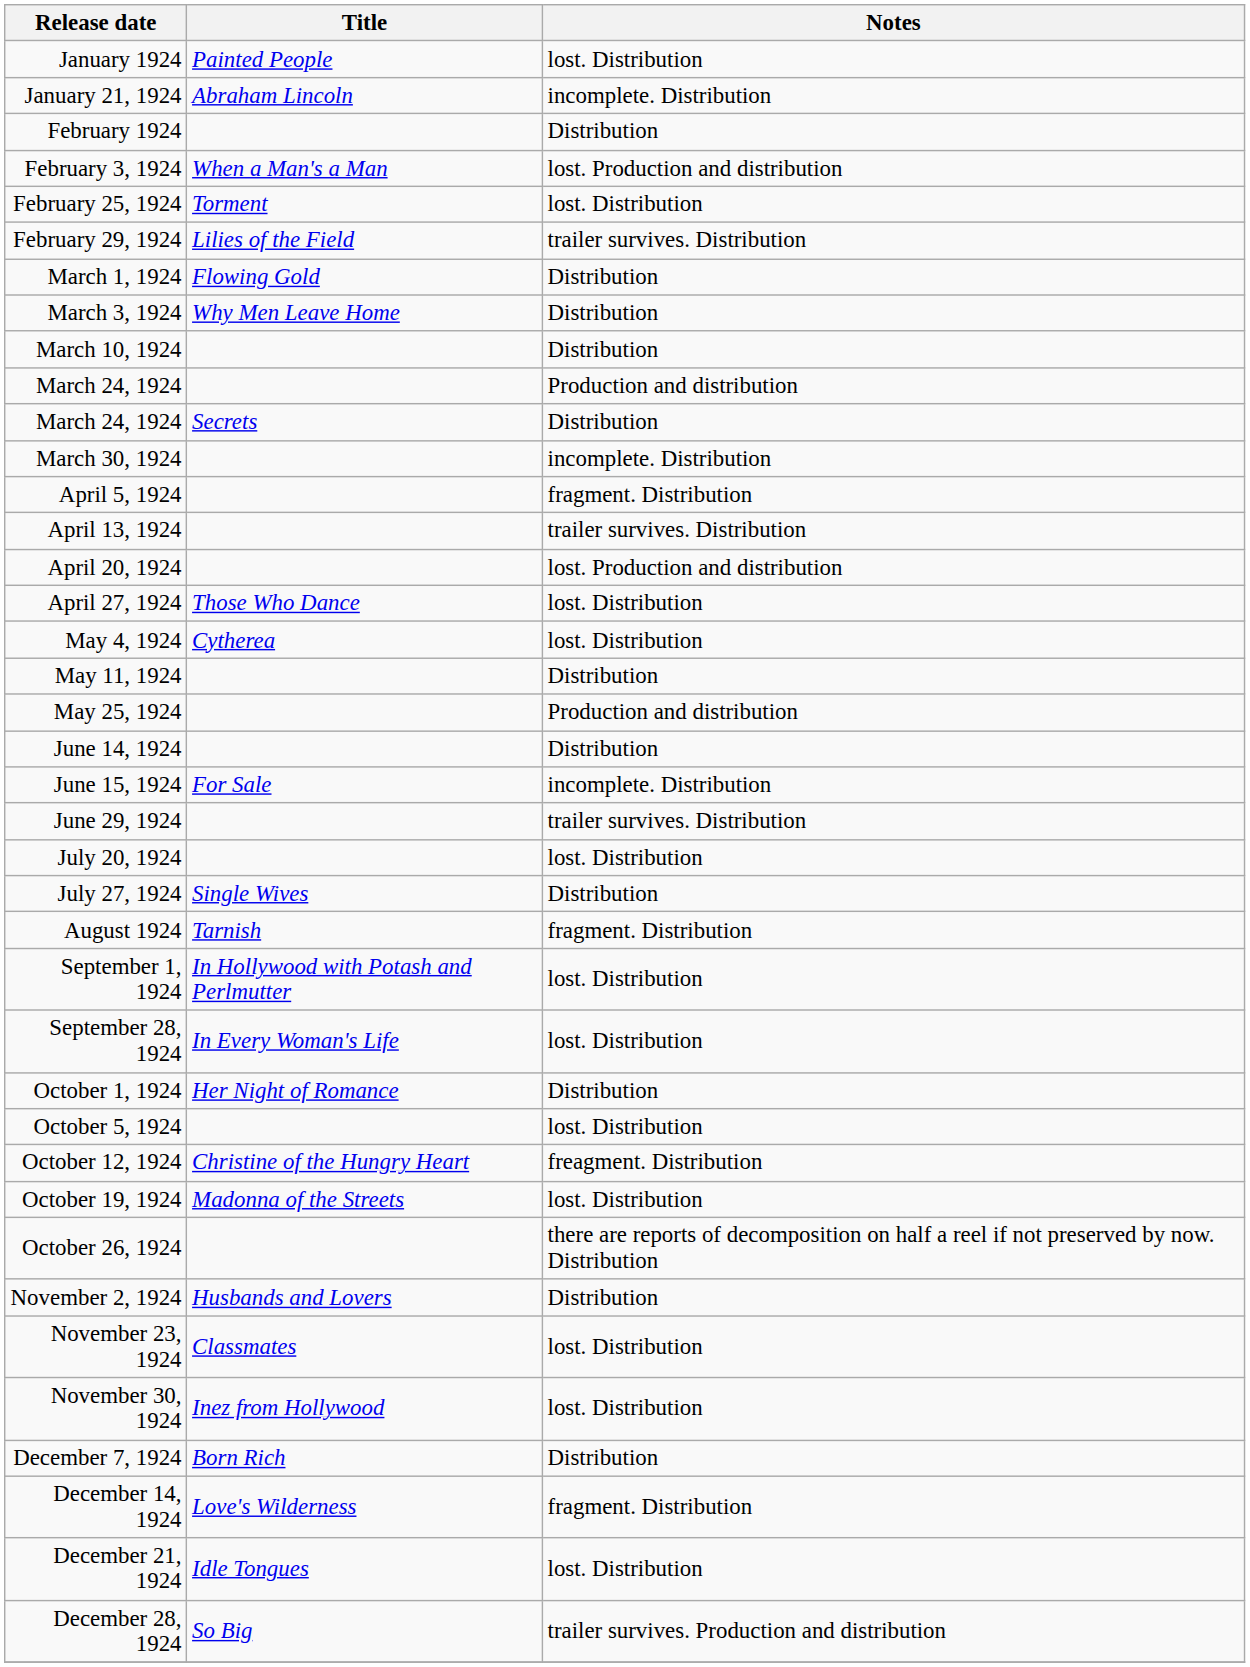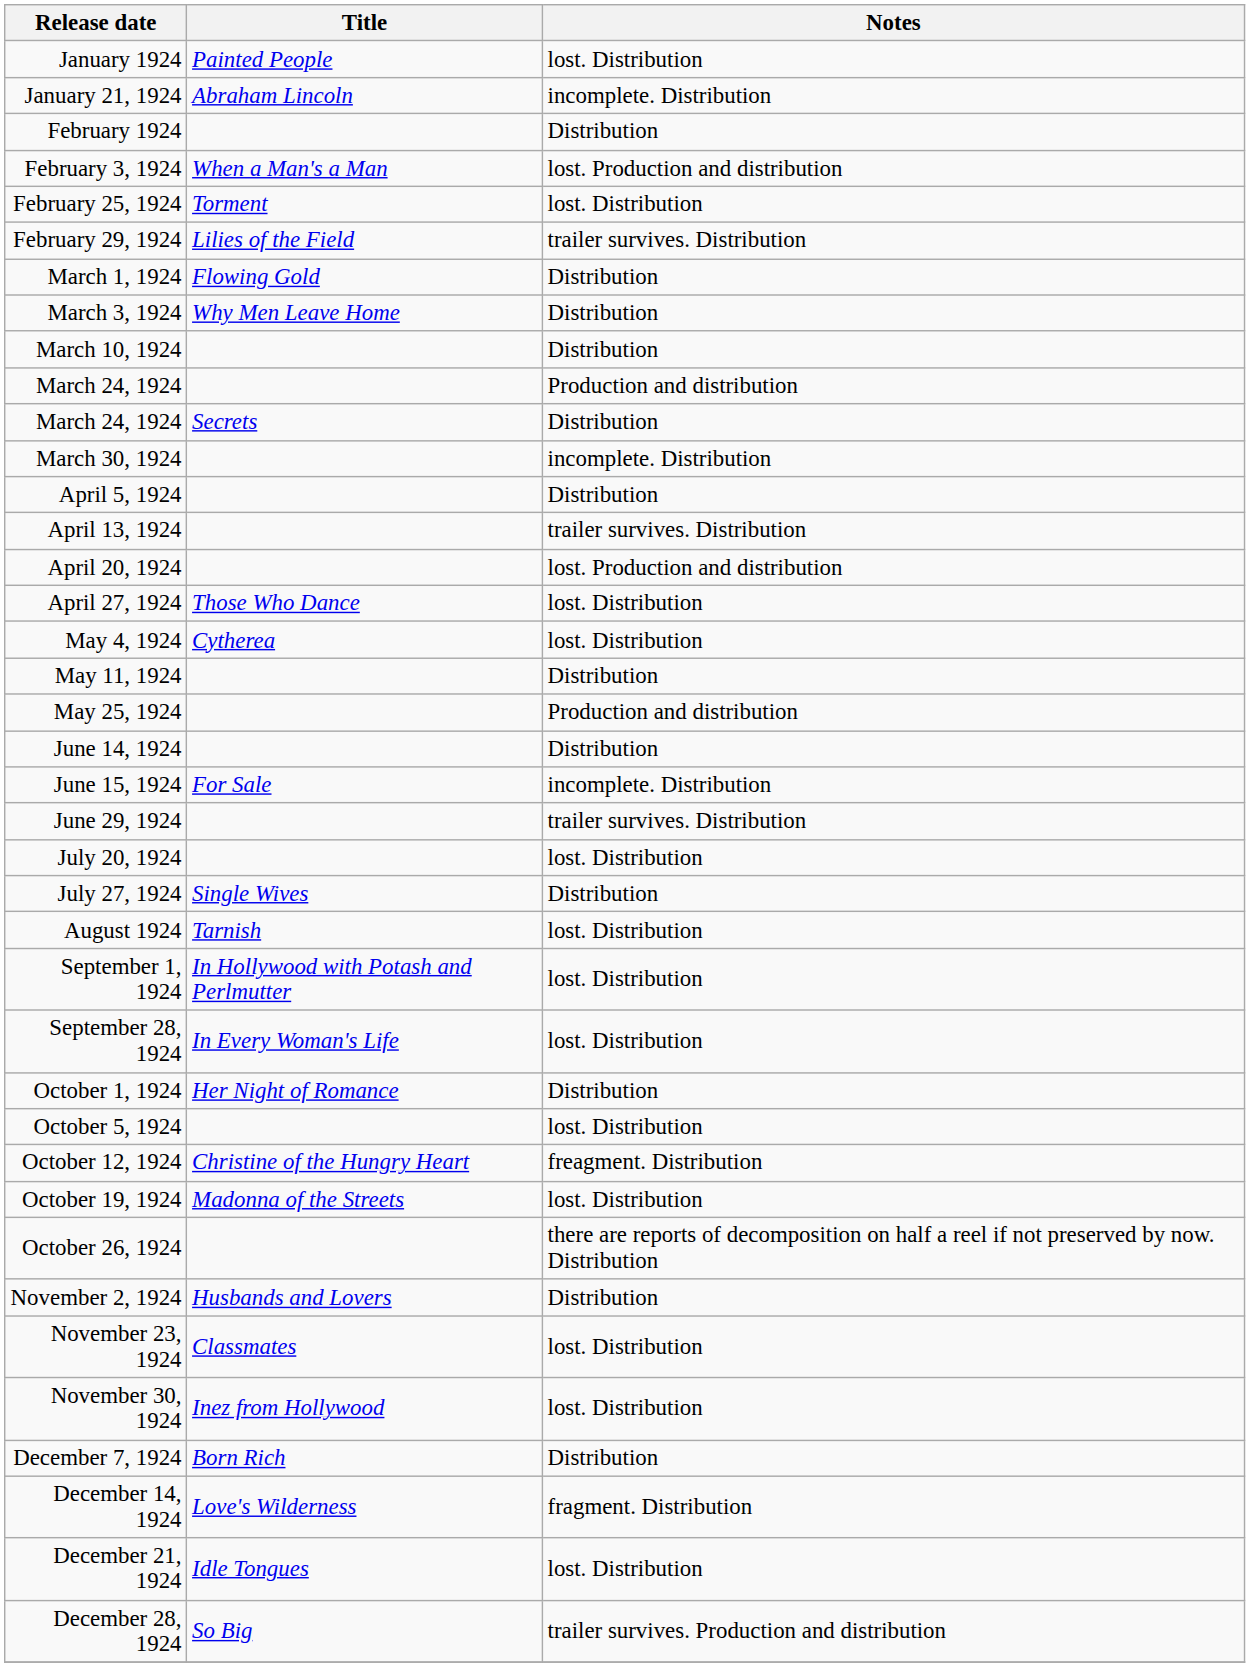(650, 494) fragment. Distribution -> (603, 494) Distribution
(650, 929) fragment. Distribution -> (625, 929) lost. Distribution
